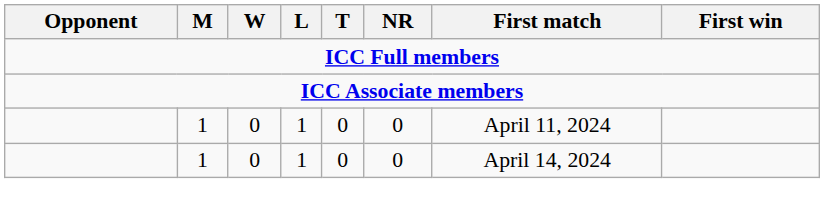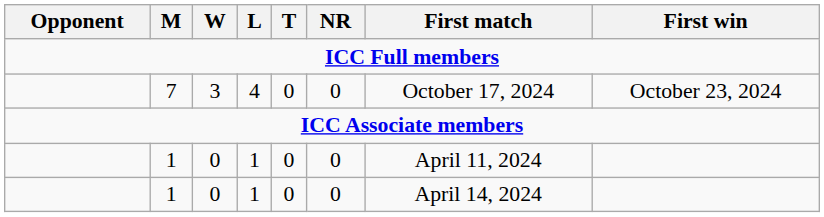+ row: (171, 90)
